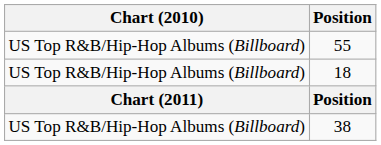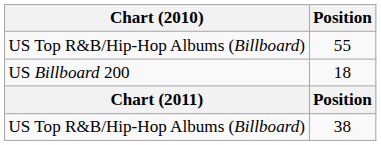(157, 72) US Top R&B/Hip-Hop Albums (Billboard) -> (69, 72) US Billboard 200
